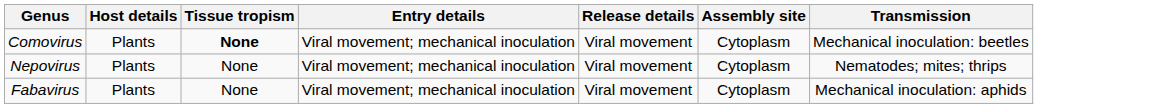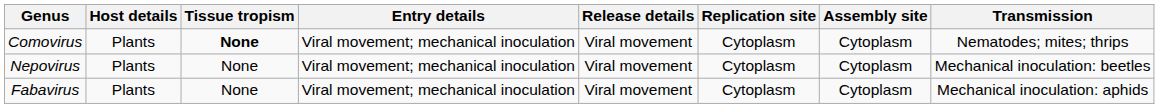+ column: (759, 16)
(921, 41) Mechanical inoculation: beetles -> (1043, 41) Nematodes; mites; thrips
(921, 66) Nematodes; mites; thrips -> (1043, 66) Mechanical inoculation: beetles
